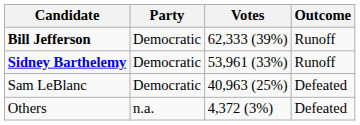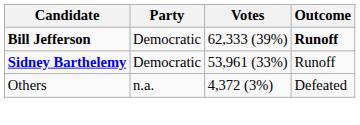(315, 39) normal -> (316, 39) bold
- row: (47, 85)
